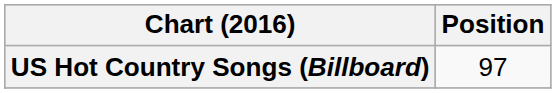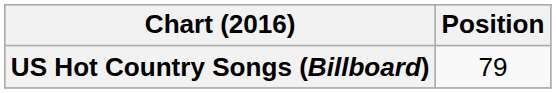(493, 66) 97 -> (493, 66) 79
